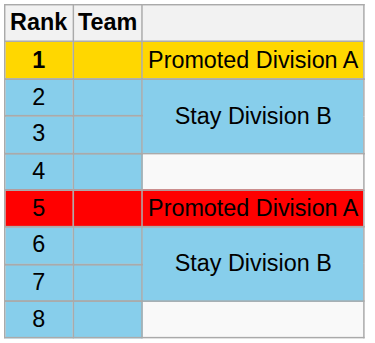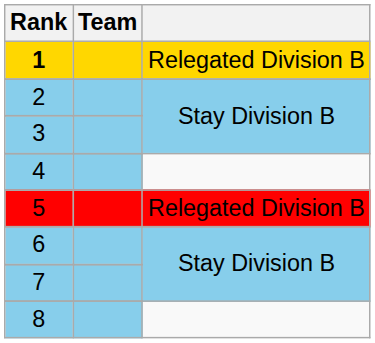(253, 60) Promoted Division A -> (256, 60) Relegated Division B
(253, 208) Promoted Division A -> (256, 208) Relegated Division B
